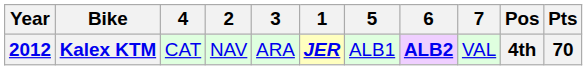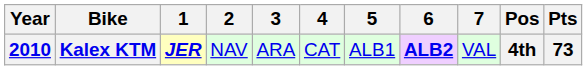columns swapped: (322, 19) <-> (183, 19)
(30, 49) 2012 -> (30, 49) 2010
(563, 49) 70 -> (563, 49) 73
